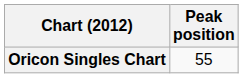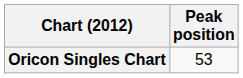(204, 60) 55 -> (204, 60) 53
